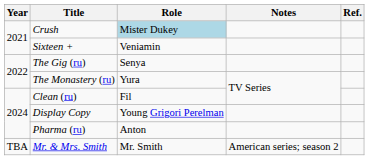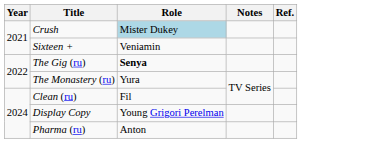(133, 63) normal -> (133, 63) bold
- row: (70, 146)
